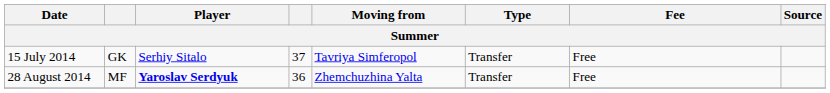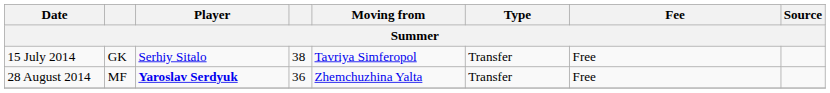(299, 56) 37 -> (299, 56) 38
